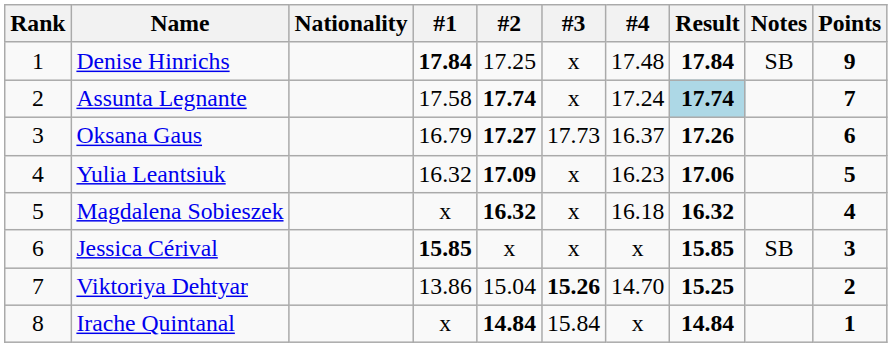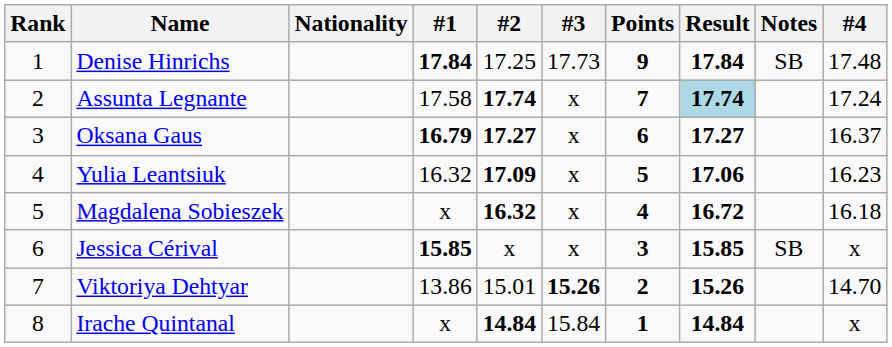columns swapped: (638, 23) <-> (850, 23)
(574, 60) x -> (574, 60) 17.73
(445, 135) normal -> (445, 135) bold
(574, 135) 17.73 -> (574, 135) x
(708, 135) 17.26 -> (717, 135) 17.27
(708, 211) 16.32 -> (717, 211) 16.72
(509, 286) 15.04 -> (509, 286) 15.01
(708, 286) 15.25 -> (717, 286) 15.26
